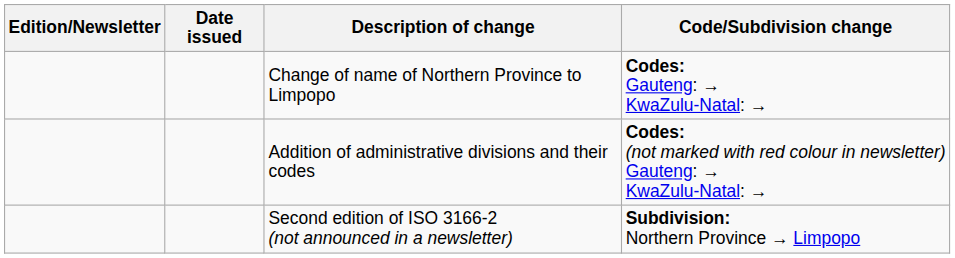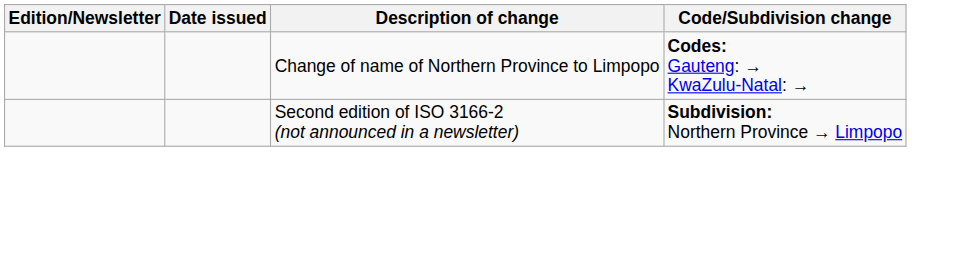- row: (438, 161)
